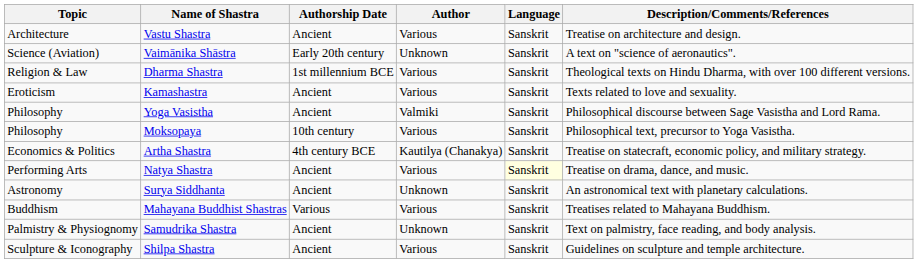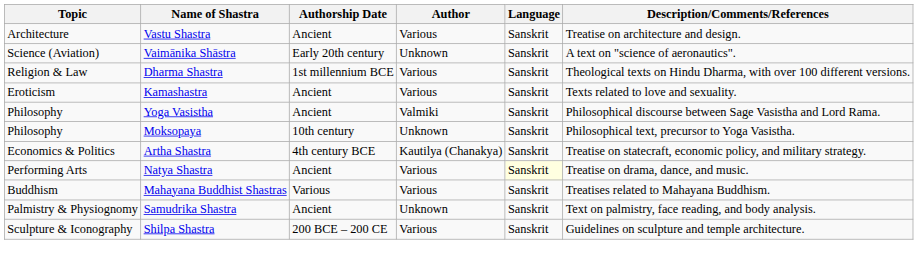(418, 131) Various -> (424, 131) Unknown
- row: (184, 190)
(312, 248) Ancient -> (340, 229) 200 BCE – 200 CE
